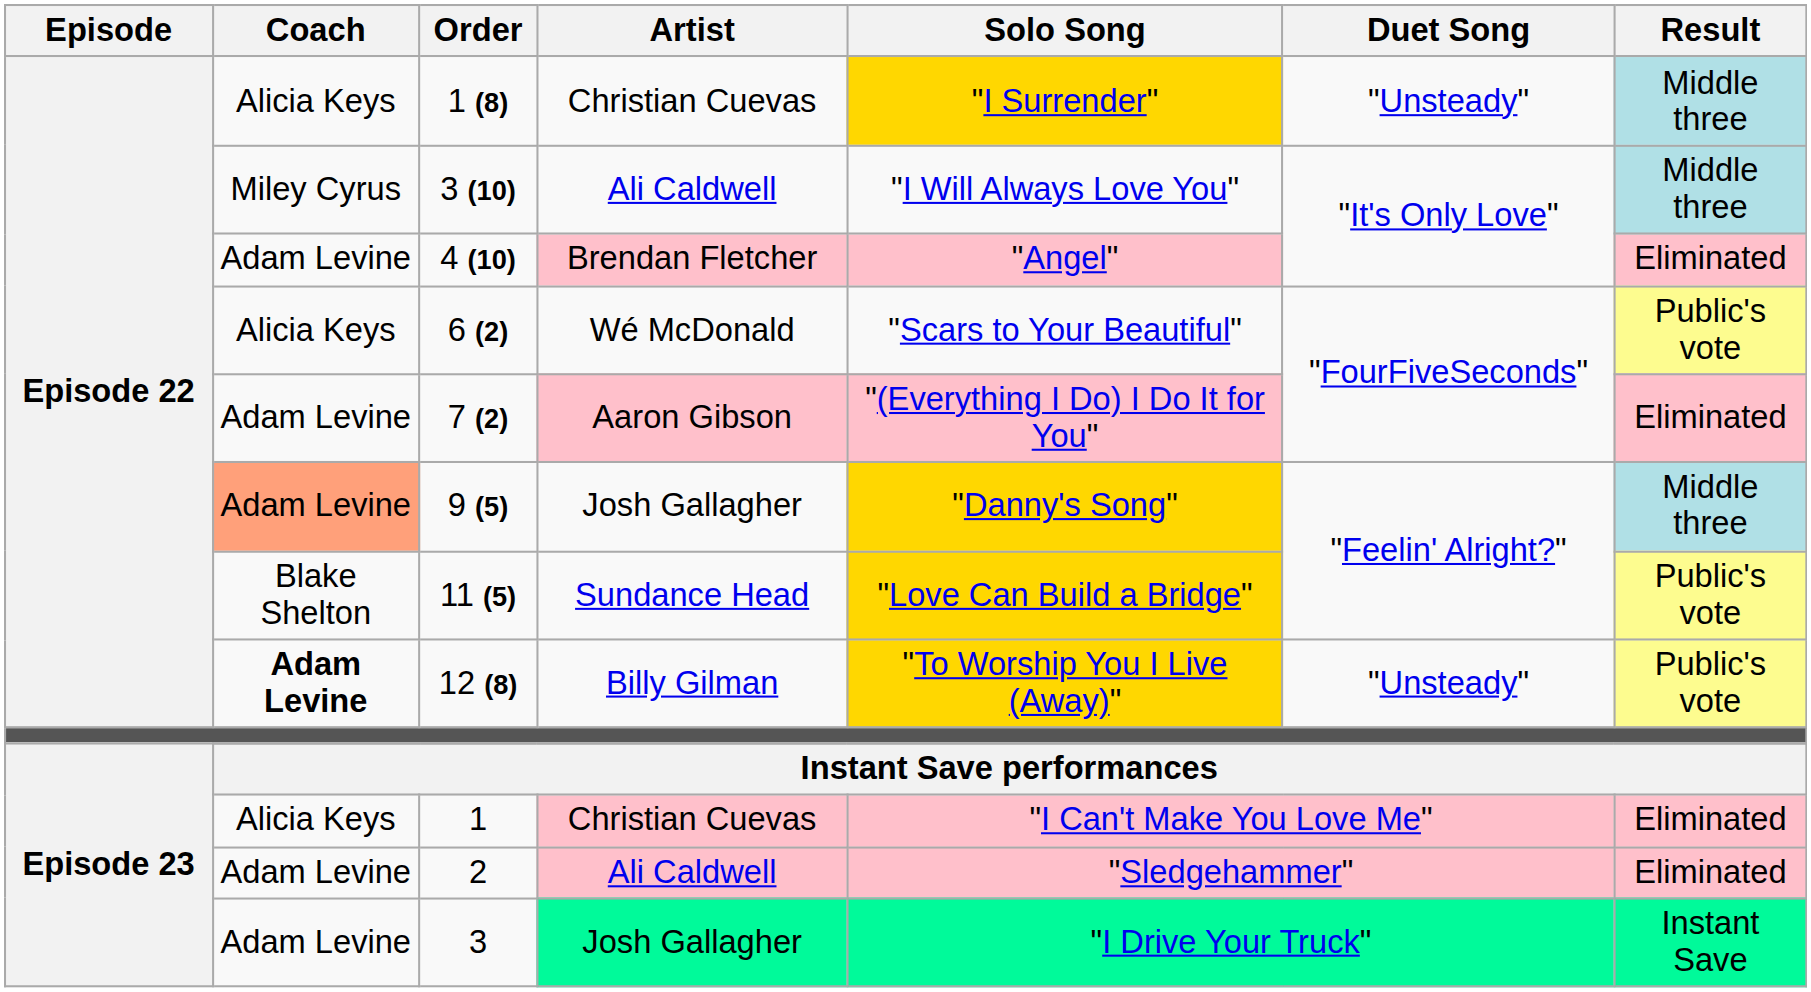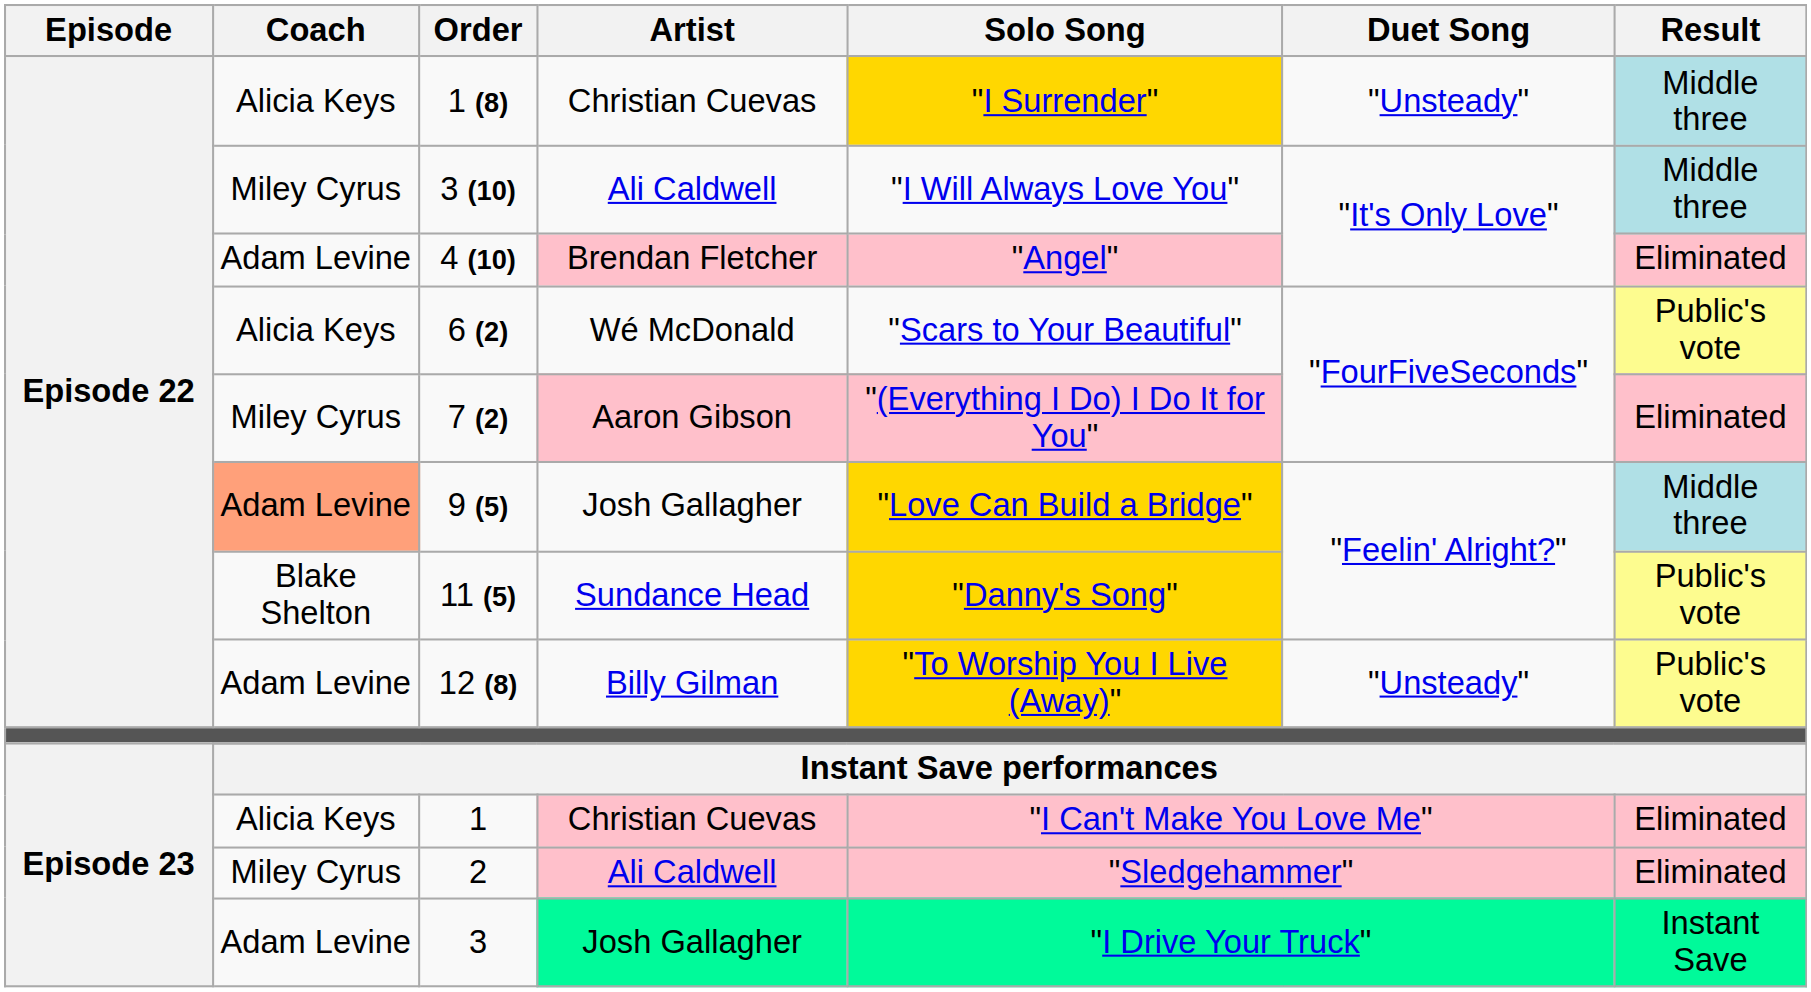(316, 417) Adam Levine -> (316, 417) Miley Cyrus
(1065, 506) "Danny's Song" -> (1065, 506) "Love Can Build a Bridge"
(1065, 594) "Love Can Build a Bridge" -> (1065, 594) "Danny's Song"
(316, 683) bold -> (316, 683) normal
(316, 871) Adam Levine -> (316, 871) Miley Cyrus
